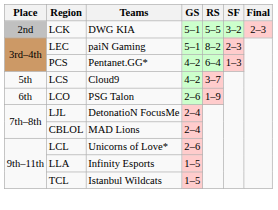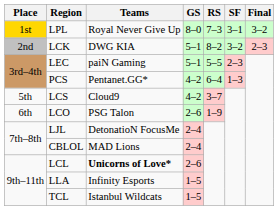+ row: (58, 29)
(213, 29) 5–5 -> (214, 46) 8–2
(213, 46) 8–2 -> (214, 63) 5–5
(128, 146) normal -> (130, 163) bold
